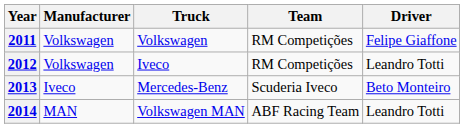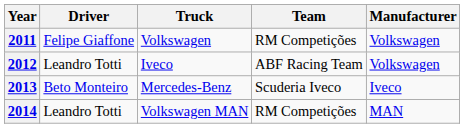columns swapped: (411, 16) <-> (87, 16)
(302, 64) RM Competições -> (309, 64) ABF Racing Team
(305, 111) ABF Racing Team -> (306, 111) RM Competições
